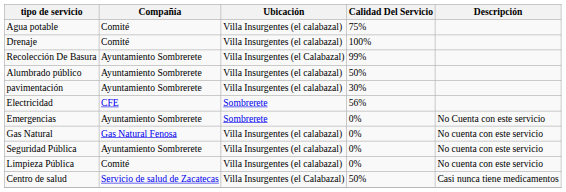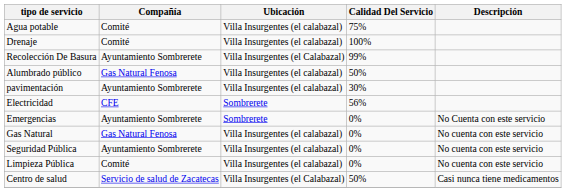(151, 73) Ayuntamiento Sombrerete -> (139, 73) Gas Natural Fenosa
